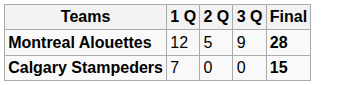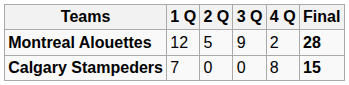+ column: (283, 17)
